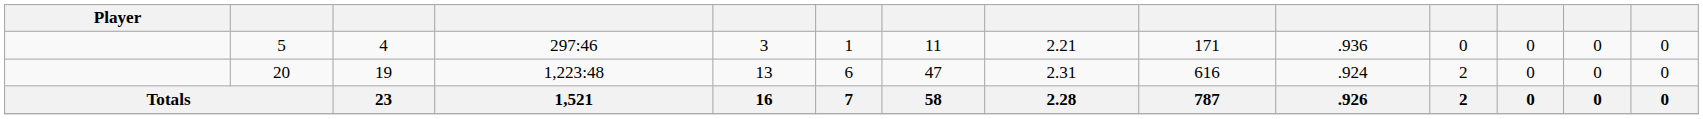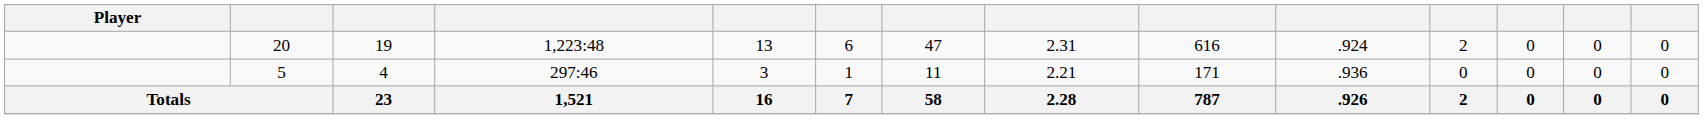rows swapped: (282, 72) <-> (282, 45)
